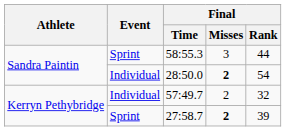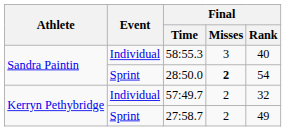(125, 55) Sprint -> (135, 55) Individual
(263, 55) 44 -> (263, 55) 40
(135, 75) Individual -> (125, 75) Sprint
(226, 115) bold -> (226, 115) normal
(263, 115) 39 -> (263, 115) 49
